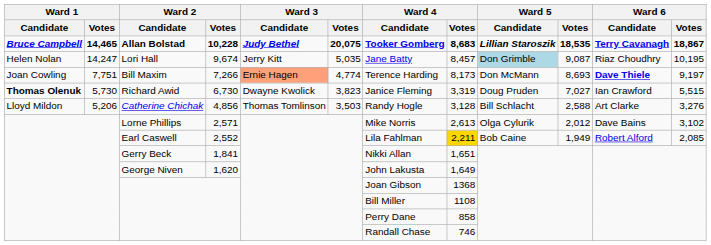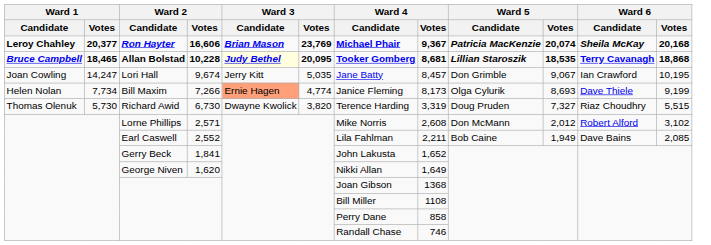+ row: (148, 43)
(102, 43) 14,465 -> (102, 59) 18,465
(271, 43) no background -> (253, 59) lightyellow background
(346, 43) 20,075 -> (316, 59) 20,095
(463, 43) 8,683 -> (434, 59) 8,681
(689, 43) 18,867 -> (674, 59) 18,868
(34, 59) Helen Nolan -> (36, 75) Joan Cowling
(508, 59) lightblue background -> (479, 75) no background
(578, 59) 9,087 -> (563, 75) 9,067
(628, 59) Riaz Choudhry -> (609, 75) Ian Crawford
(36, 75) Joan Cowling -> (34, 91) Helen Nolan
(105, 75) 7,751 -> (105, 91) 7,734
(402, 75) Terence Harding -> (370, 91) Janice Fleming
(509, 75) Don McMann -> (478, 91) Olga Cylurik
(622, 75) bold -> (607, 91) normal
(692, 75) 9,197 -> (677, 91) 9,199
(44, 91) bold -> (42, 106) normal
(348, 91) 3,823 -> (319, 106) 3,820
(399, 91) Janice Fleming -> (373, 106) Terence Harding
(578, 91) 7,027 -> (563, 106) 7,327
(623, 91) Ian Crawford -> (613, 106) Riaz Choudhry
- row: (162, 106)
(463, 122) 2,613 -> (434, 122) 2,608
(507, 122) Olga Cylurik -> (480, 122) Don McMann
(620, 122) Dave Bains -> (609, 122) Robert Alford
(463, 138) gold background -> (434, 138) no background
(624, 138) Robert Alford -> (606, 138) Dave Bains
(388, 153) Nikki Allan -> (366, 153) John Lakusta
(463, 153) 1,651 -> (434, 153) 1,652
(395, 169) John Lakusta -> (359, 169) Nikki Allan
